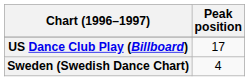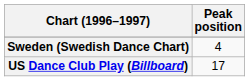rows swapped: (98, 66) <-> (98, 47)
